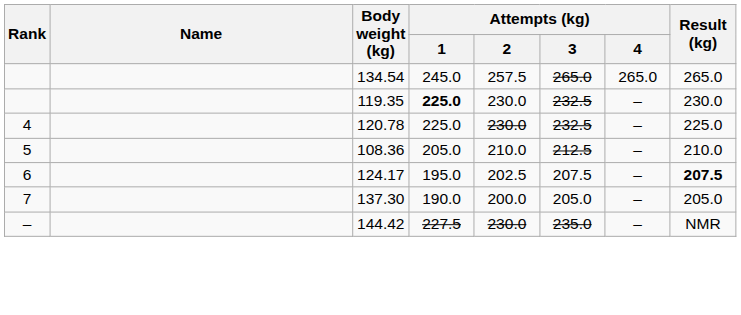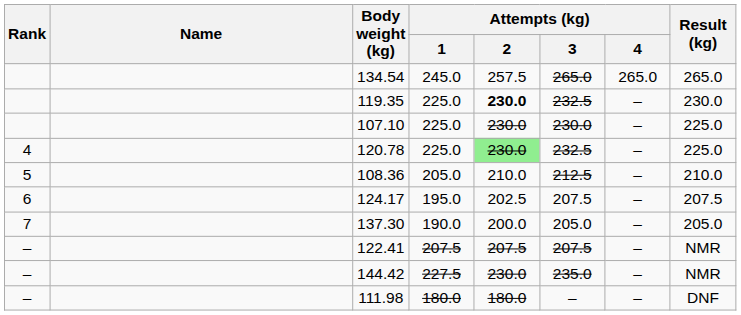(442, 100) bold -> (442, 100) normal
(507, 100) normal -> (507, 100) bold
+ row: (381, 125)
(507, 125) no background -> (507, 150) lightgreen background
(703, 174) bold -> (703, 199) normal
+ row: (381, 248)
+ row: (381, 297)
